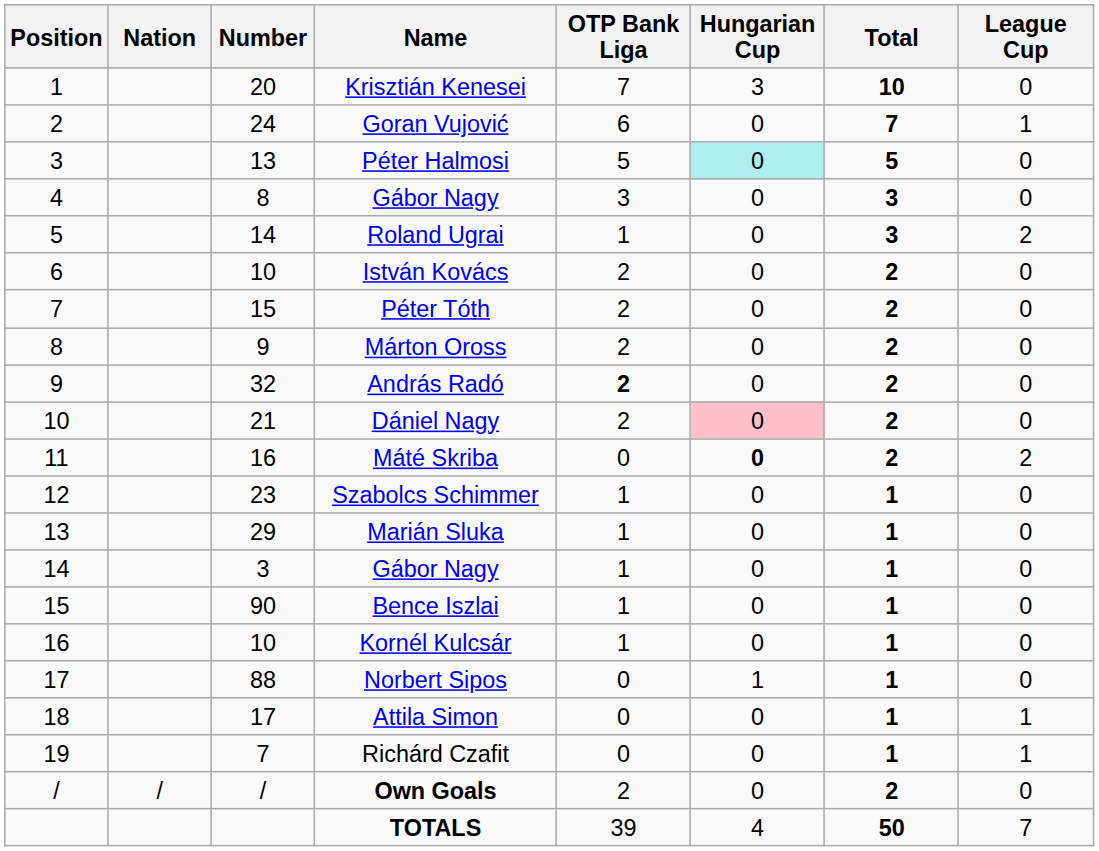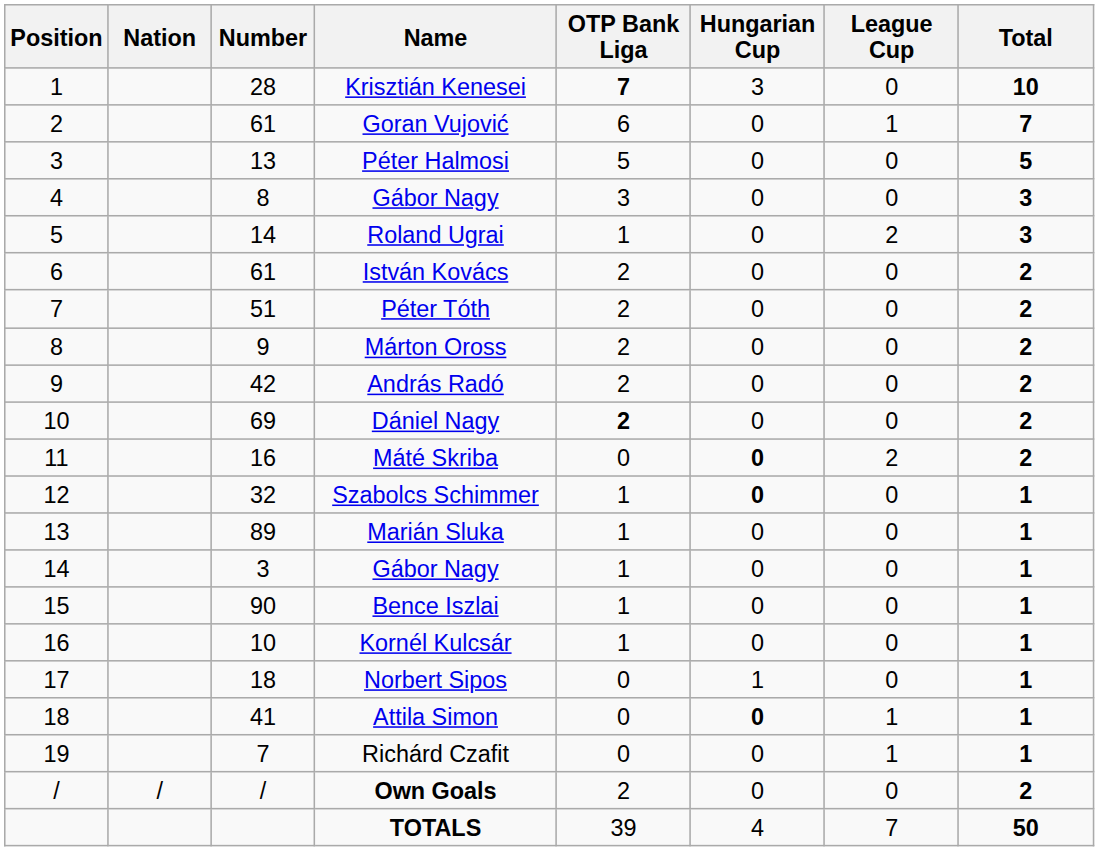columns swapped: (1026, 37) <-> (892, 37)
(263, 87) 20 -> (263, 87) 28
(624, 87) normal -> (624, 87) bold
(263, 124) 24 -> (263, 124) 61
(758, 161) paleturquoise background -> (758, 161) no background
(263, 272) 10 -> (263, 272) 61
(263, 309) 15 -> (263, 309) 51
(263, 383) 32 -> (263, 383) 42
(624, 383) bold -> (624, 383) normal
(263, 420) 21 -> (263, 420) 69
(624, 420) normal -> (624, 420) bold
(758, 420) pink background -> (758, 420) no background
(263, 494) 23 -> (263, 494) 32
(758, 494) normal -> (758, 494) bold
(263, 531) 29 -> (263, 531) 89
(263, 680) 88 -> (263, 680) 18
(263, 717) 17 -> (263, 717) 41
(758, 717) normal -> (758, 717) bold
